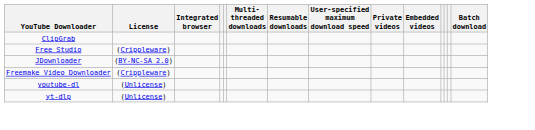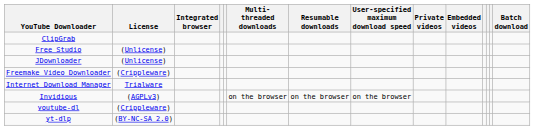(144, 50) (Crippleware) -> (144, 50) (Unlicense)
(144, 61) (BY-NC-SA 2.0) -> (144, 61) (Unlicense)
+ row: (58, 85)
+ row: (58, 96)
(144, 85) (Unlicense) -> (144, 108) (Crippleware)
(144, 96) (Unlicense) -> (144, 119) (BY-NC-SA 2.0)
